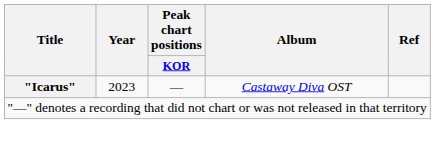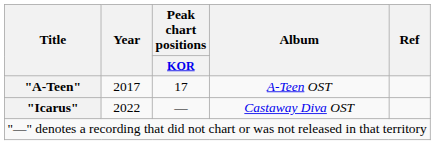+ row: (53, 86)
(122, 86) 2023 -> (127, 107) 2022
